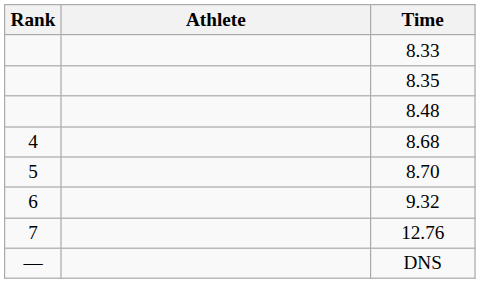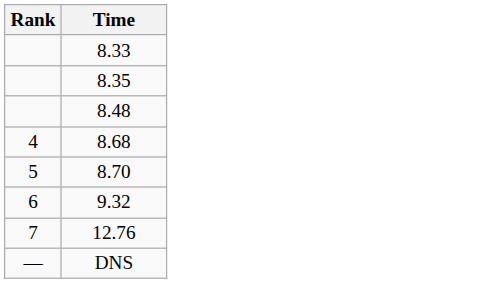- column: (216, 19)
